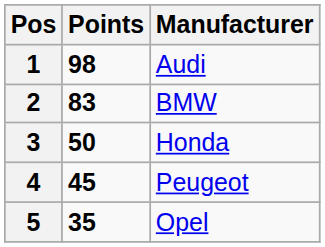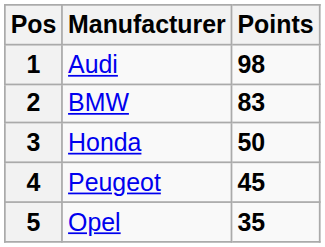columns swapped: (235, 25) <-> (106, 25)
